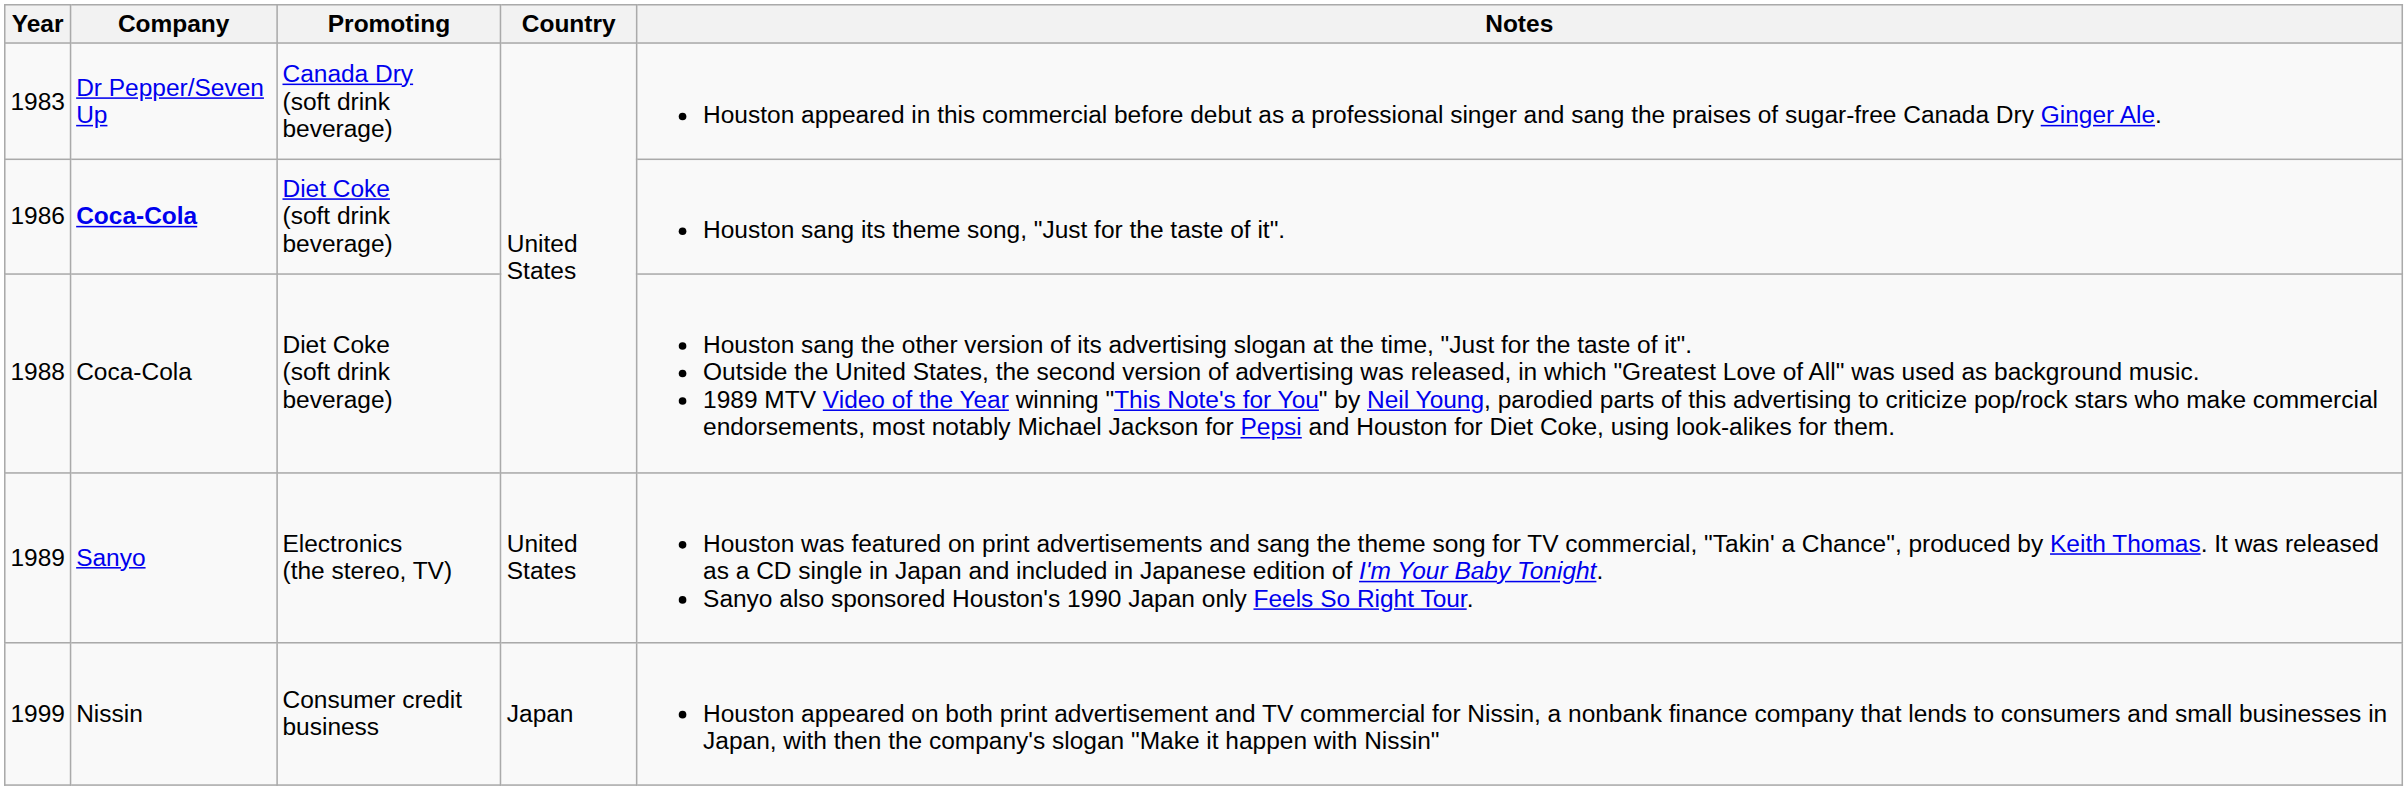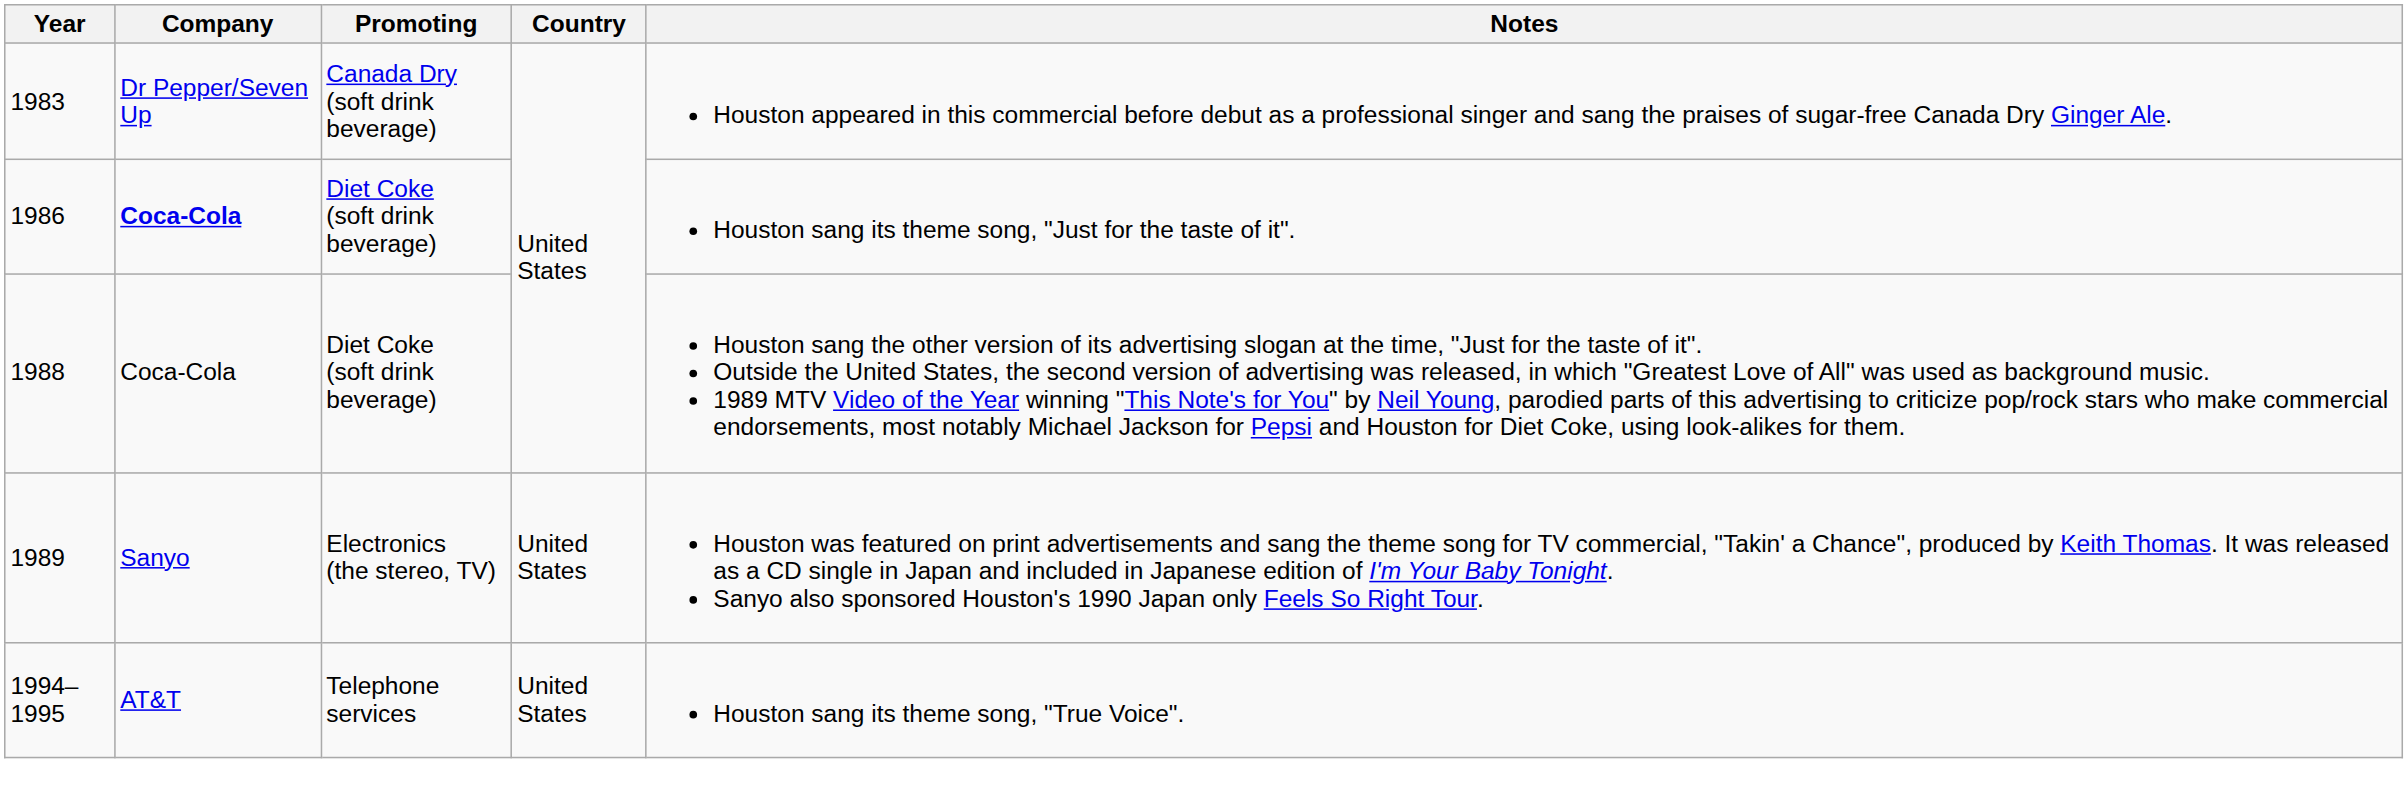+ row: (44, 699)
- row: (38, 713)
